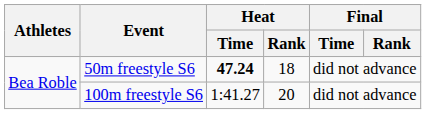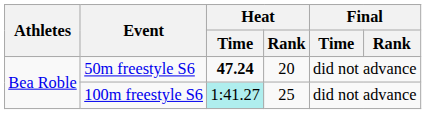(286, 69) 18 -> (286, 69) 20
(235, 95) no background -> (235, 95) paleturquoise background
(286, 95) 20 -> (286, 95) 25
